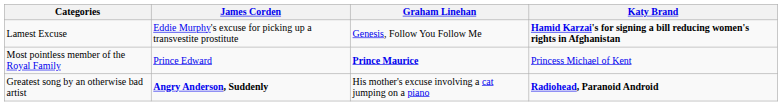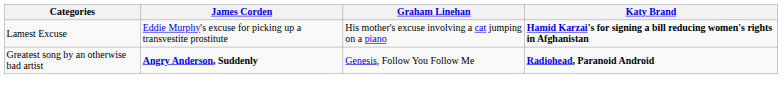(417, 33) Genesis, Follow You Follow Me -> (434, 33) His mother's excuse involving a cat jumping on a piano
- row: (66, 60)
(423, 87) His mother's excuse involving a cat jumping on a piano -> (410, 60) Genesis, Follow You Follow Me
